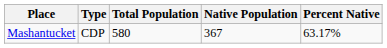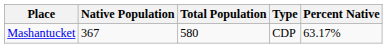columns swapped: (94, 14) <-> (251, 14)
